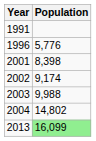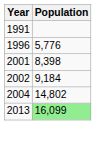(48, 78) 9,174 -> (48, 78) 9,184
- row: (18, 95)
